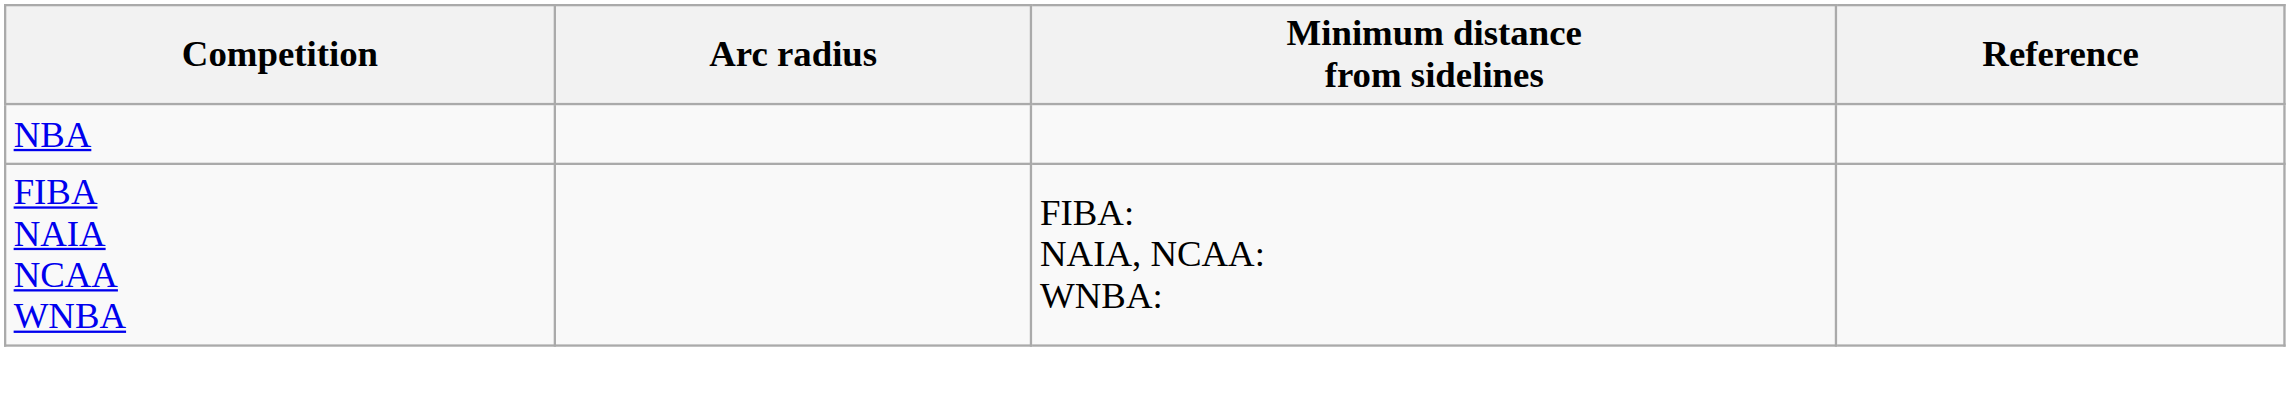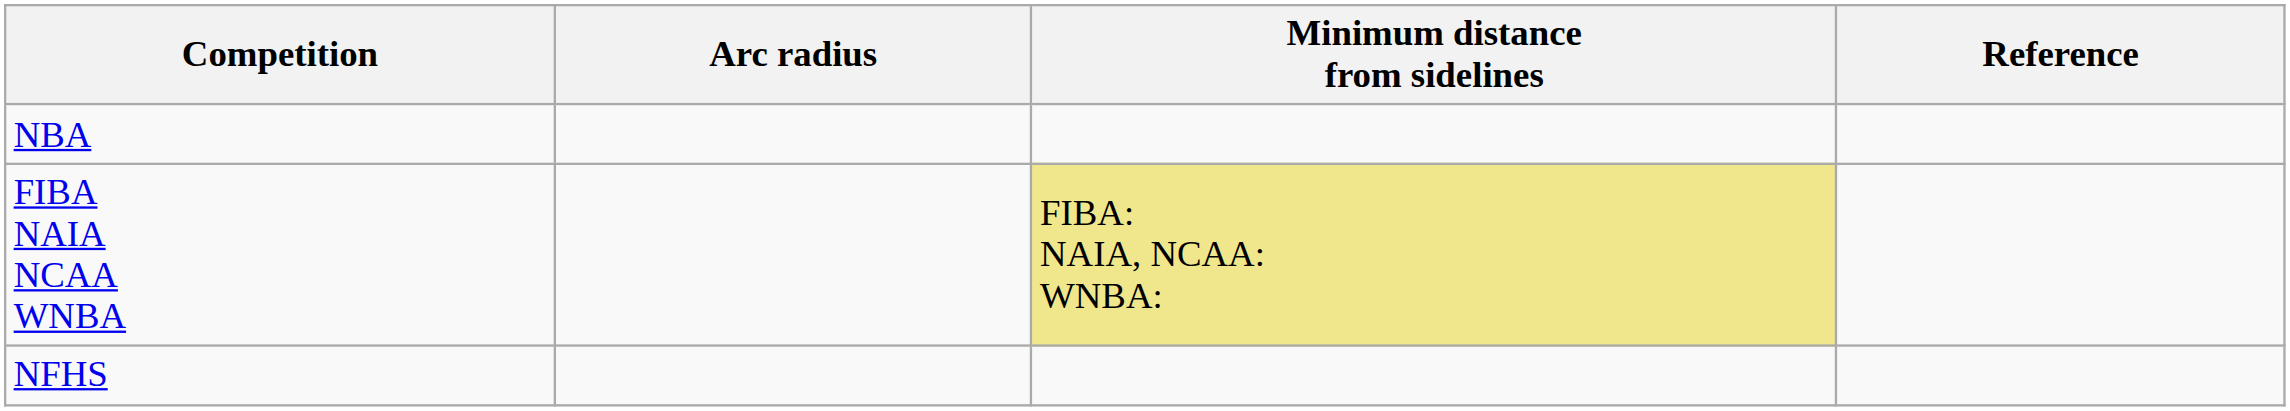(1152, 253) no background -> (1152, 253) khaki background
+ row: (61, 374)
